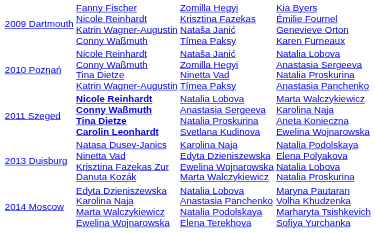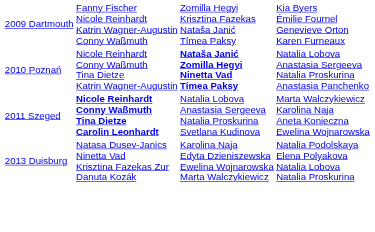(209, 70) normal -> (211, 70) bold
- row: (34, 207)
